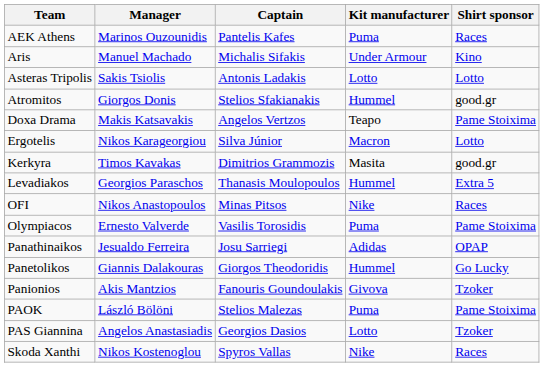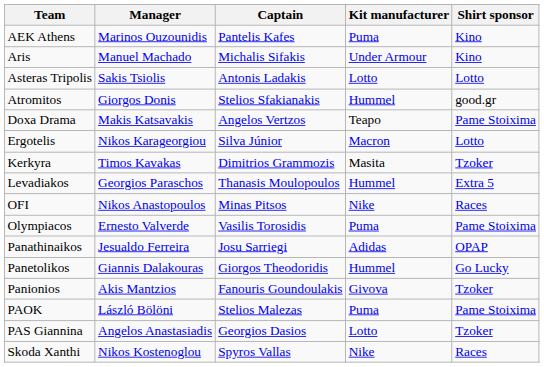(471, 36) Races -> (468, 36) Κino
(476, 162) good.gr -> (474, 162) Tzoker
